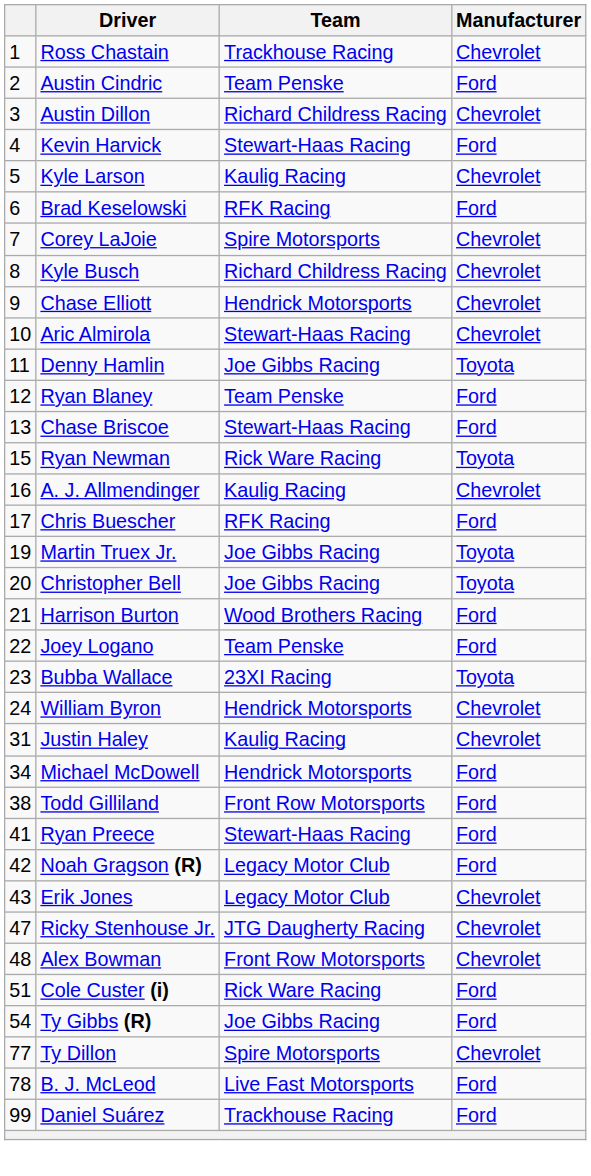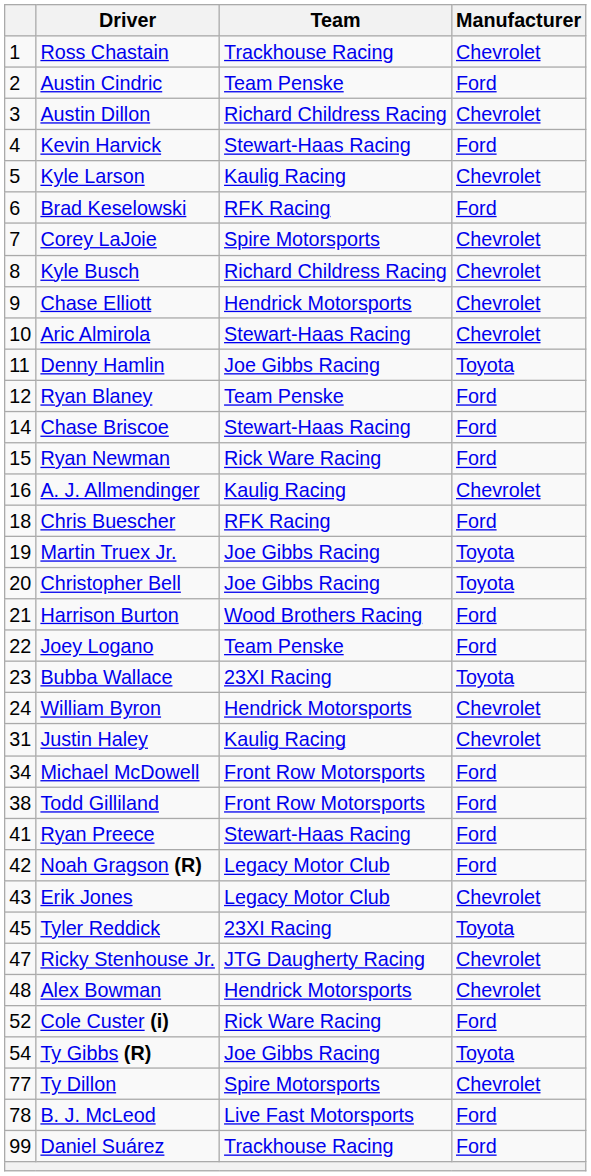(20, 427) 13 -> (20, 427) 14
(485, 458) Toyota -> (476, 458) Ford
(20, 521) 17 -> (20, 521) 18
(318, 771) Hendrick Motorsports -> (324, 771) Front Row Motorsports
+ row: (100, 928)
(324, 959) Front Row Motorsports -> (318, 990) Hendrick Motorsports
(20, 990) 51 -> (20, 1021) 52
(476, 1021) Ford -> (485, 1053) Toyota
